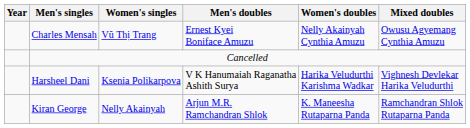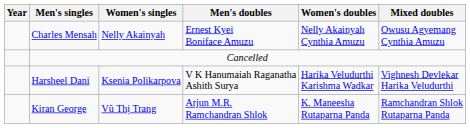(129, 35) Vũ Thị Trang -> (133, 35) Nelly Akainyah
(133, 109) Nelly Akainyah -> (129, 109) Vũ Thị Trang
